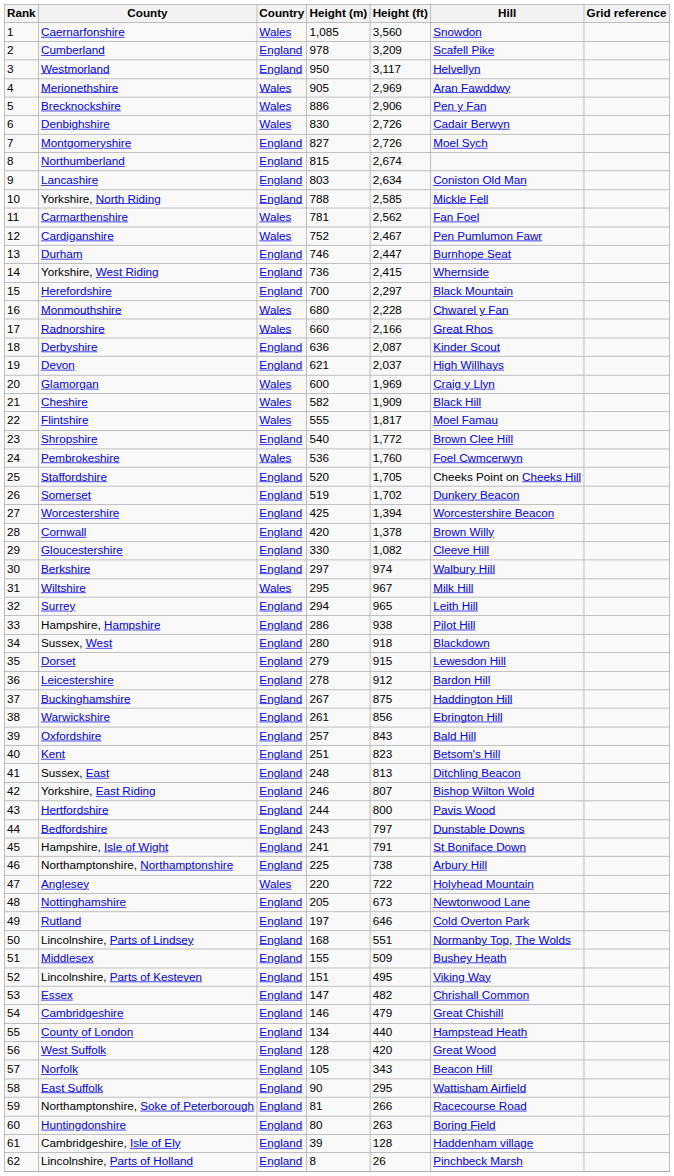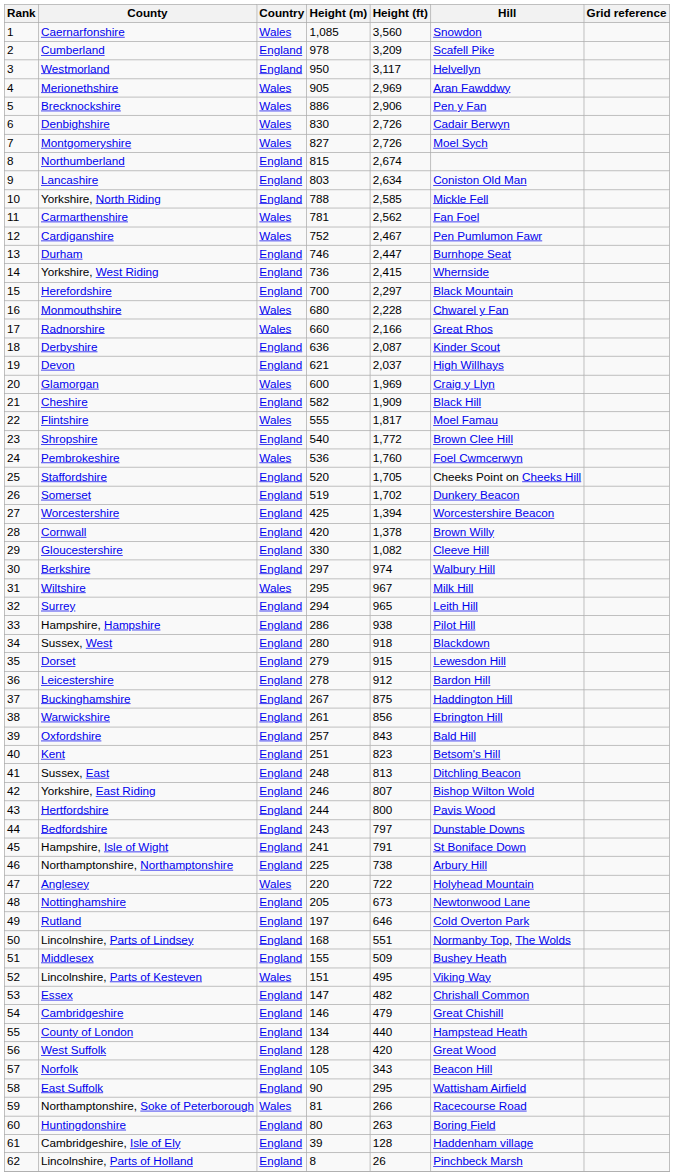(281, 143) England -> (275, 143) Wales
(275, 402) Wales -> (281, 402) England
(281, 976) England -> (275, 976) Wales
(281, 1106) England -> (275, 1106) Wales
